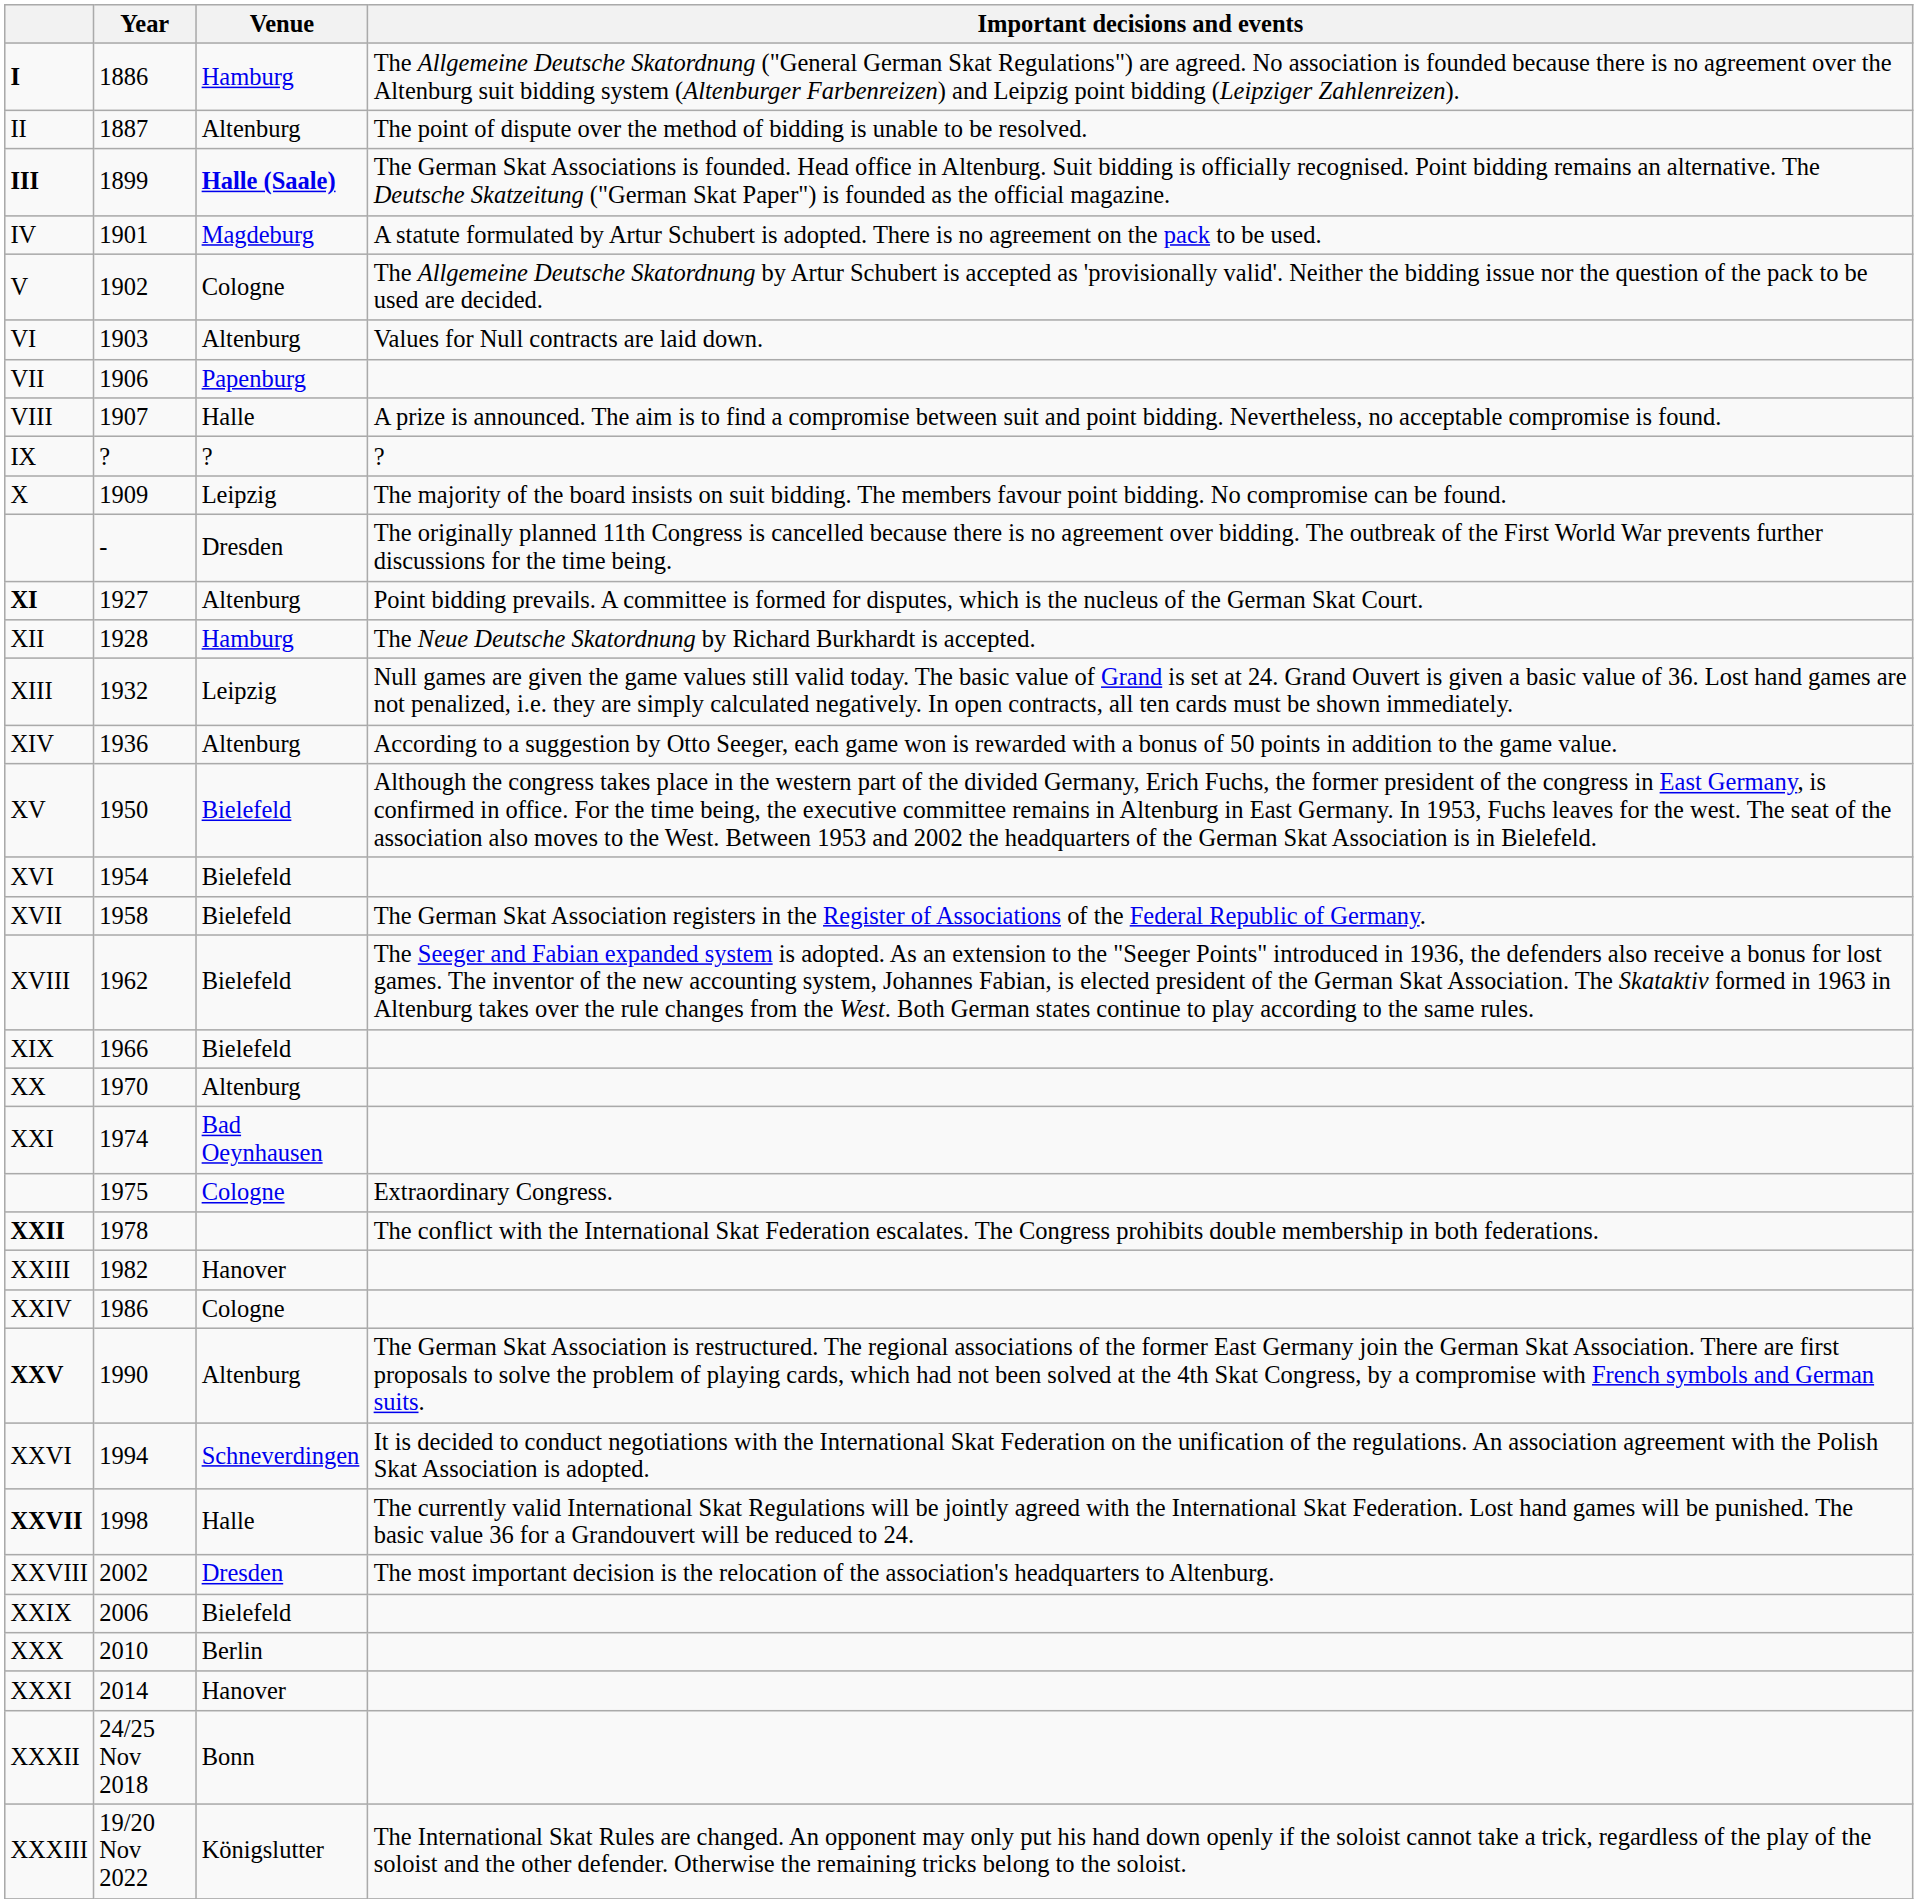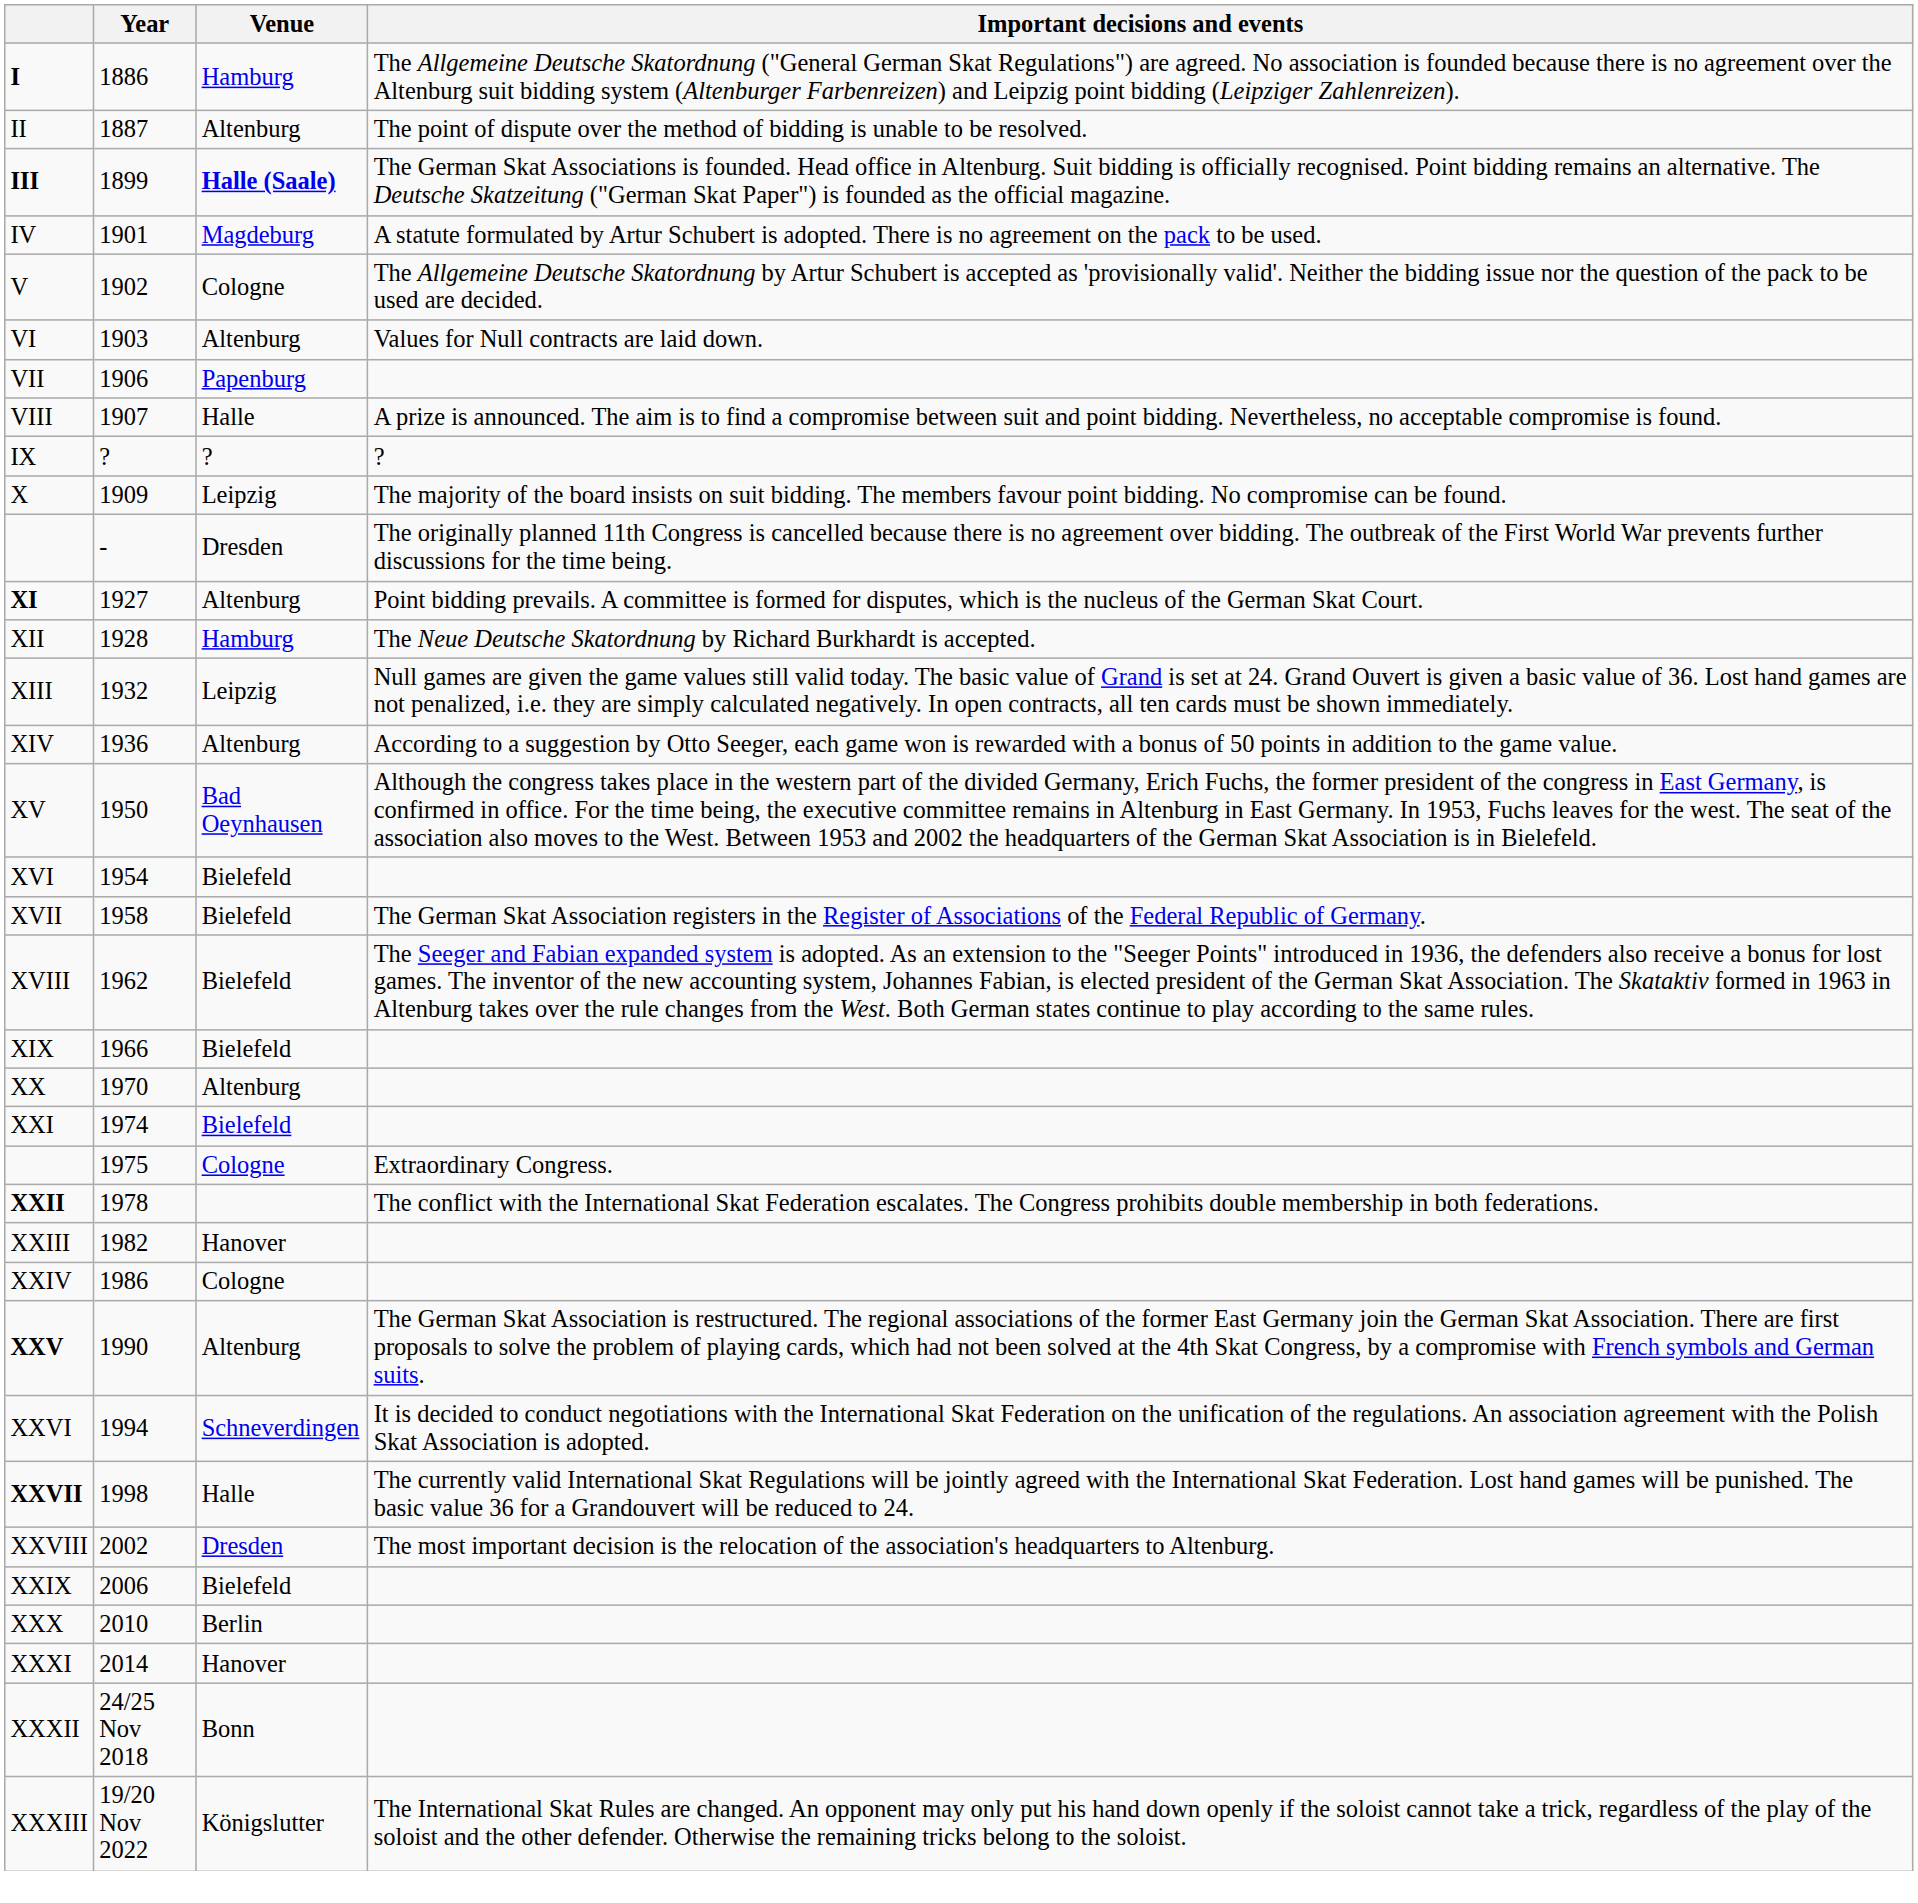(246, 810) Bielefeld -> (262, 810) Bad Oeynhausen
(262, 1139) Bad Oeynhausen -> (246, 1125) Bielefeld
